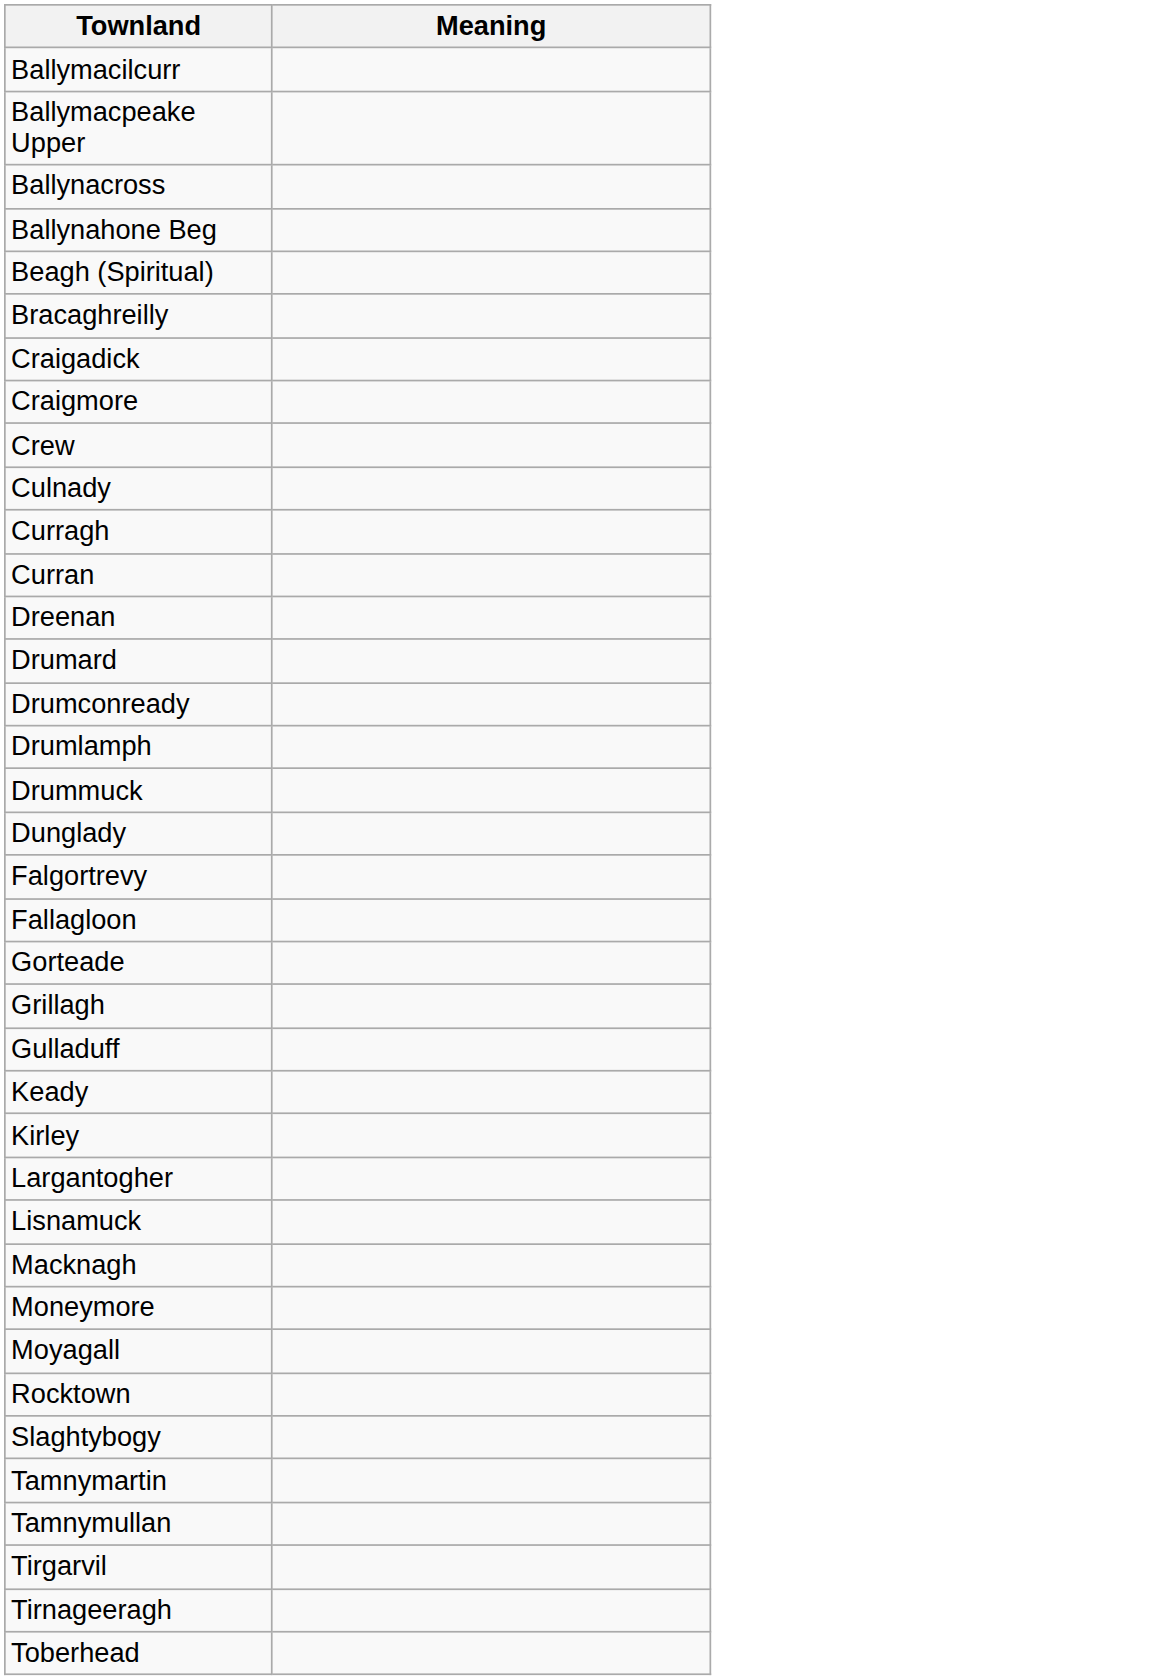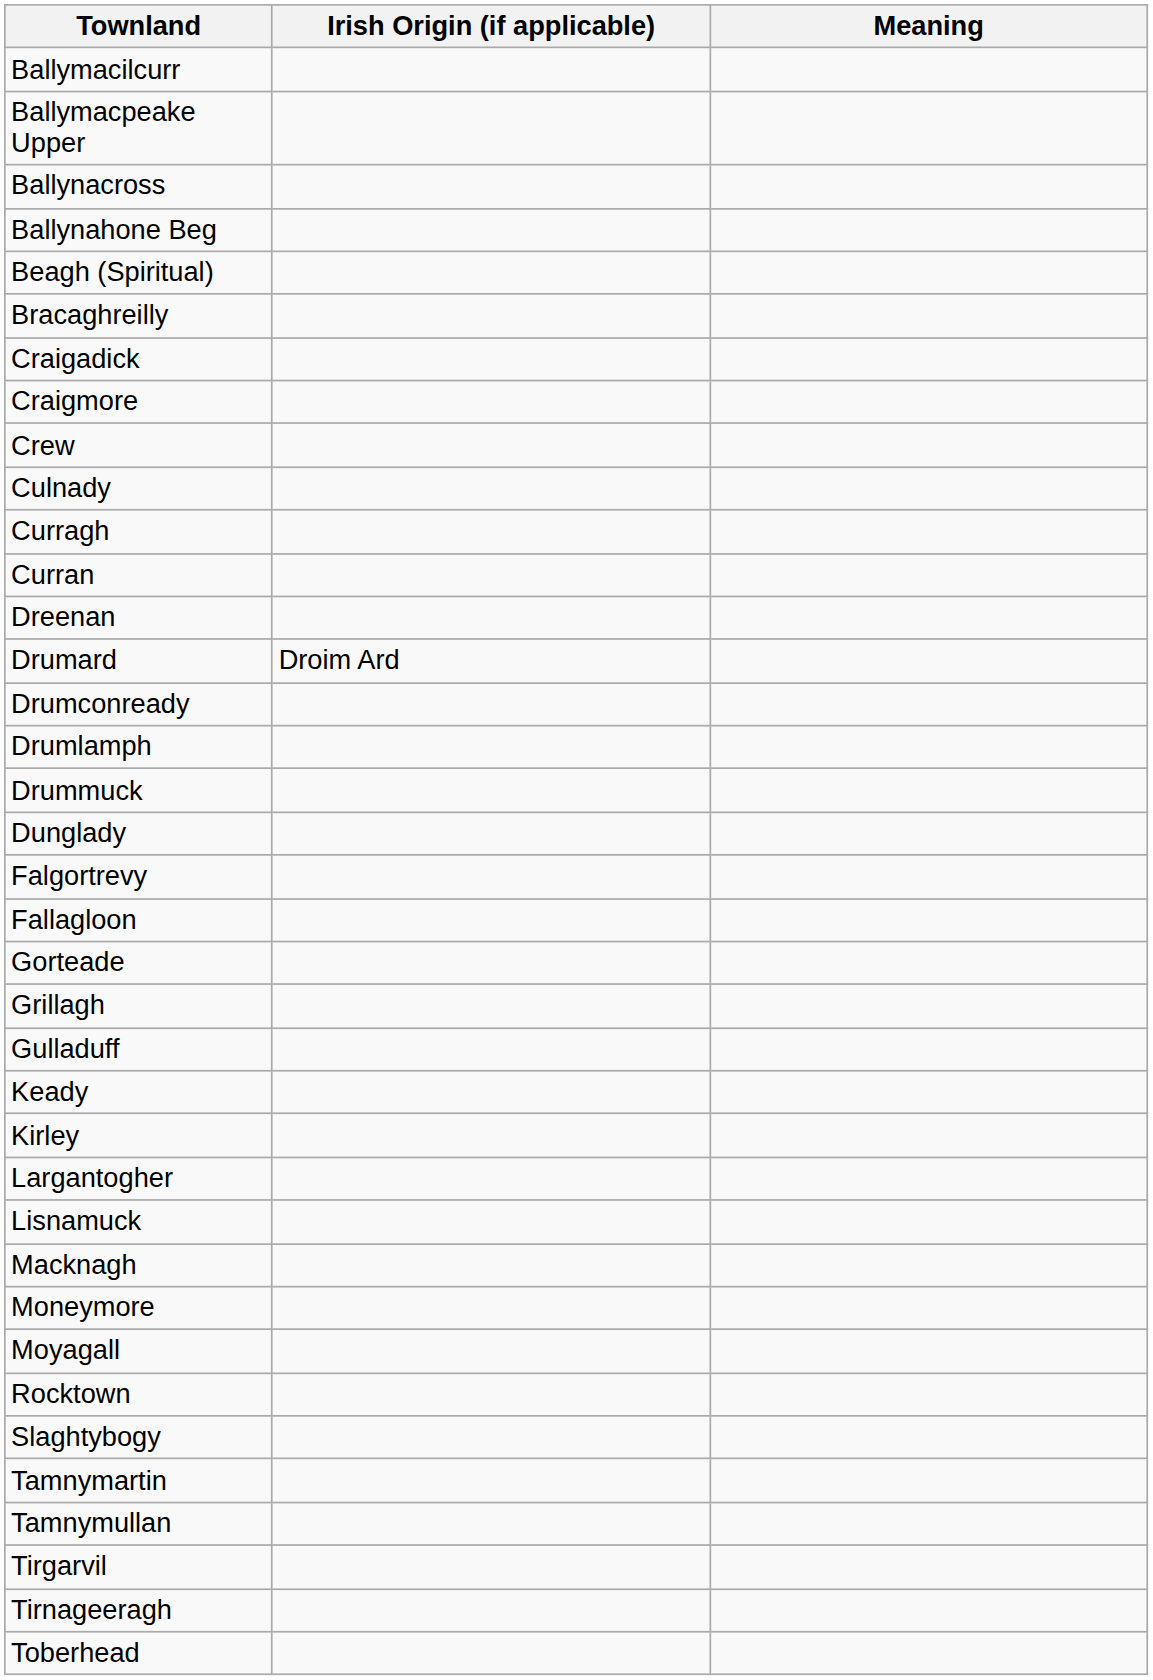+ column: (491, 26)
